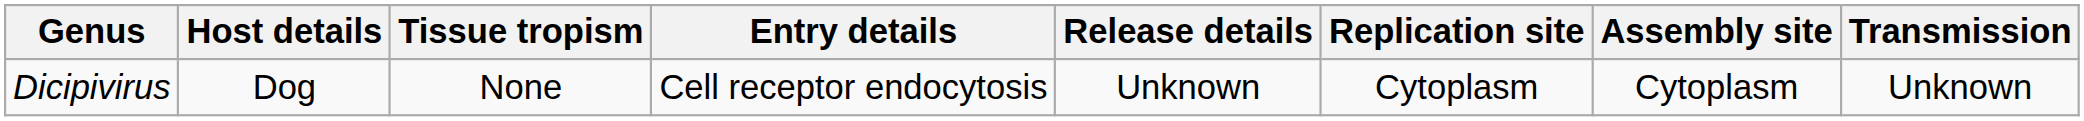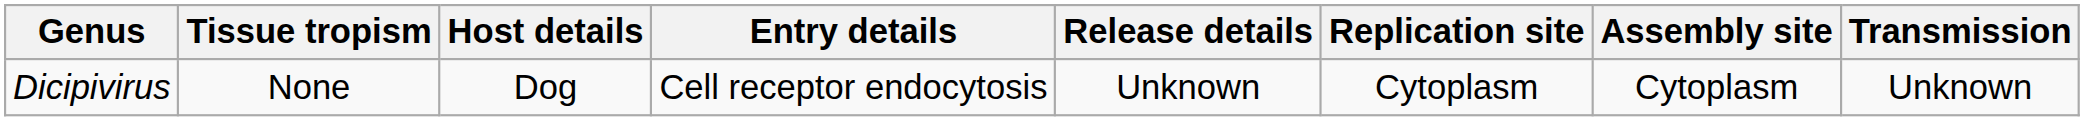columns swapped: (284, 31) <-> (521, 31)
